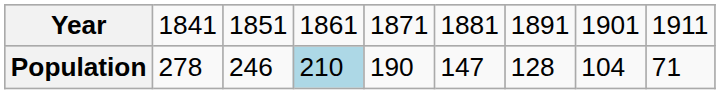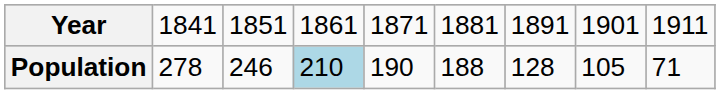(462, 66) 147 -> (462, 66) 188
(603, 66) 104 -> (603, 66) 105
